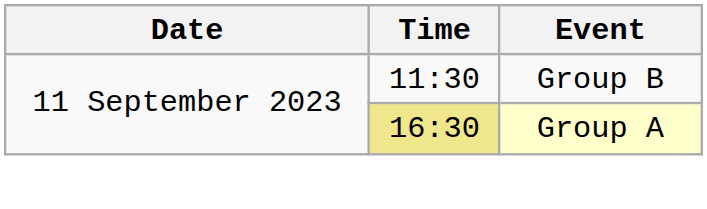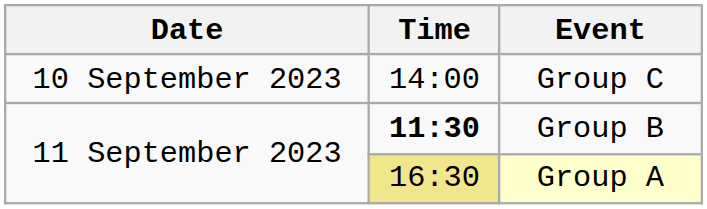+ row: (600, 79)
(435, 79) normal -> (435, 129) bold
